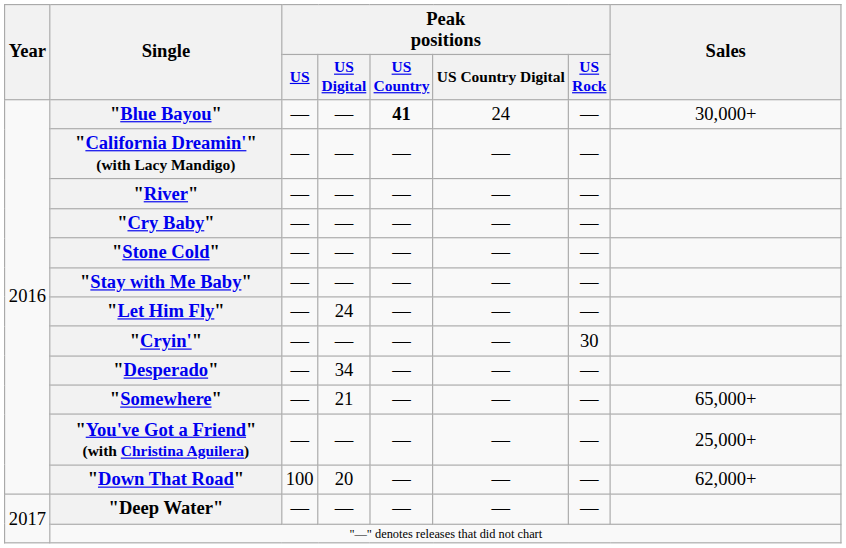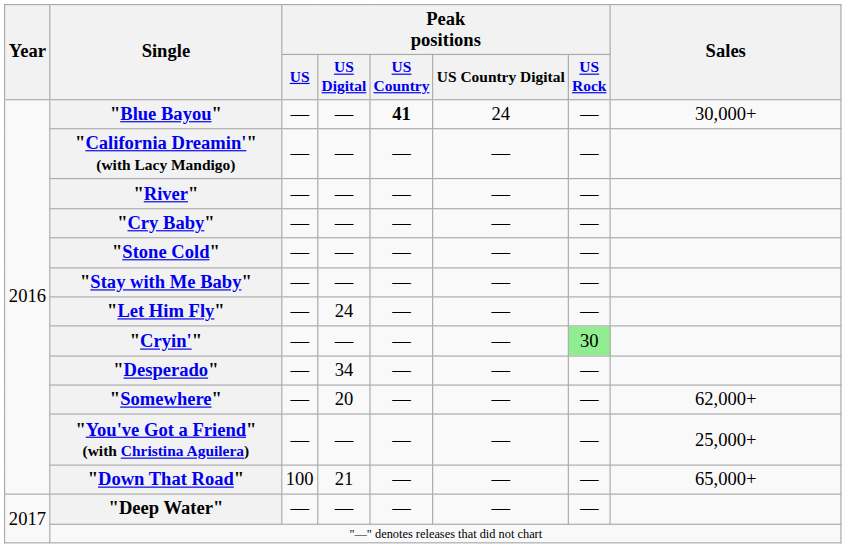(589, 340) no background -> (589, 340) lightgreen background
(344, 399) 21 -> (344, 399) 20
(726, 399) 65,000+ -> (726, 399) 62,000+
(344, 479) 20 -> (344, 479) 21
(726, 479) 62,000+ -> (726, 479) 65,000+
